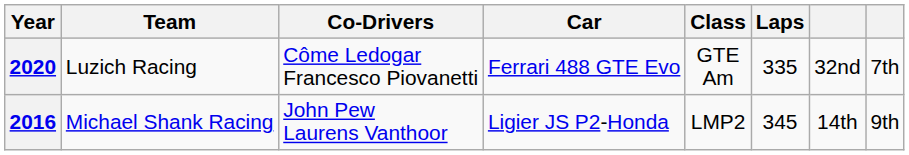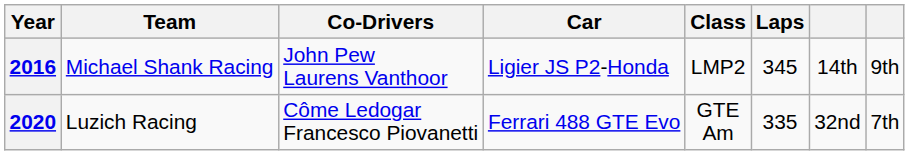rows swapped: (33, 122) <-> (33, 66)
